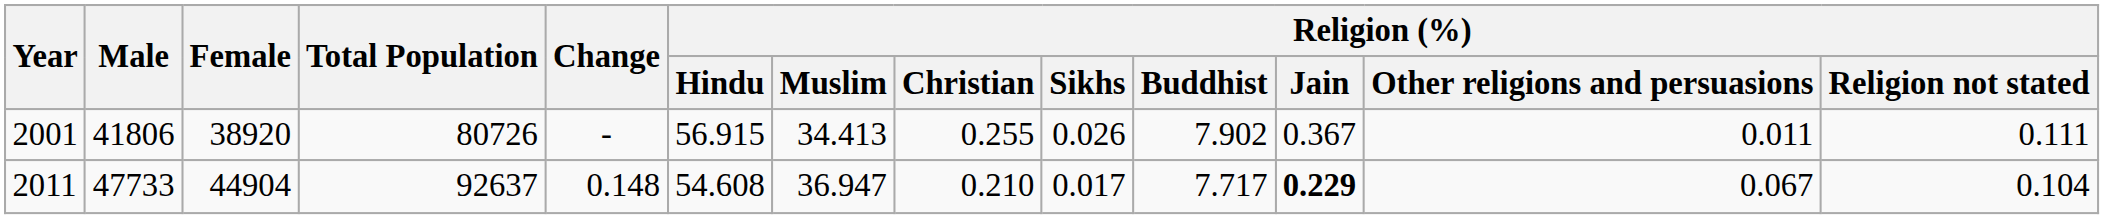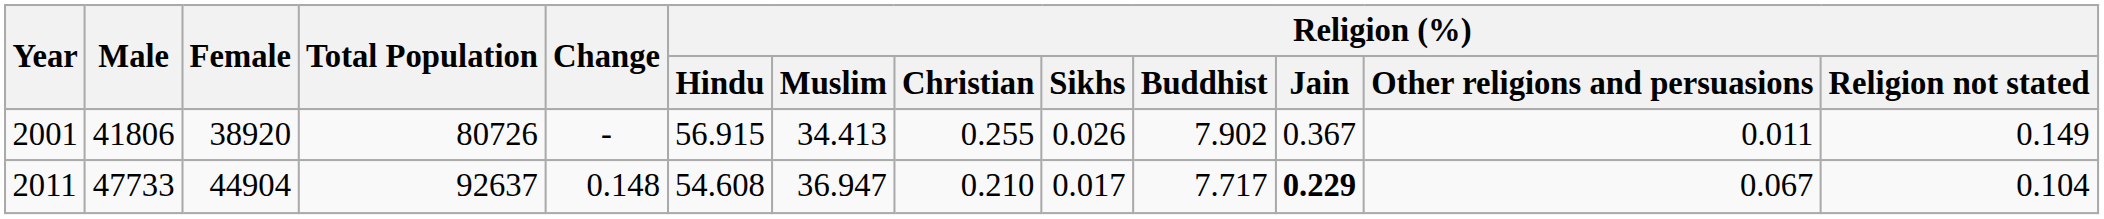(2054, 133) 0.111 -> (2053, 133) 0.149
